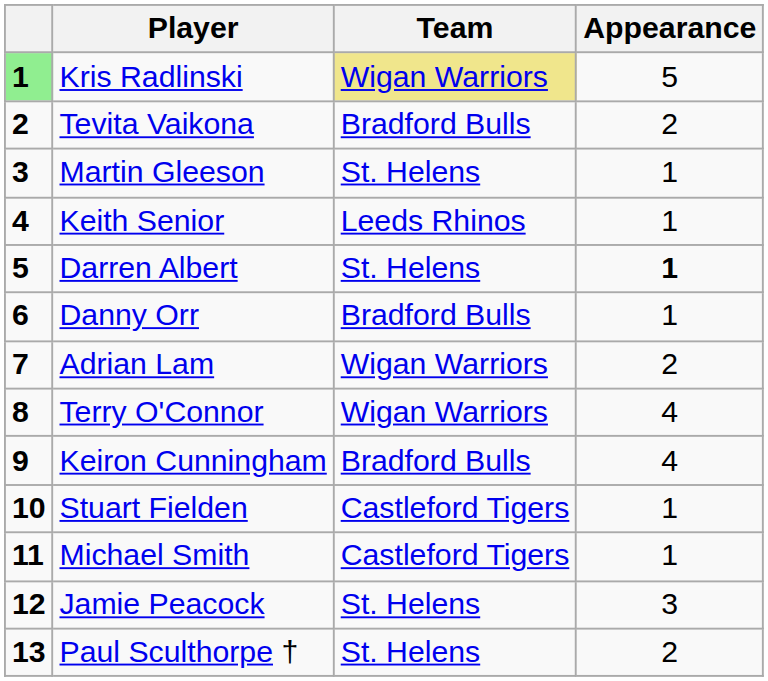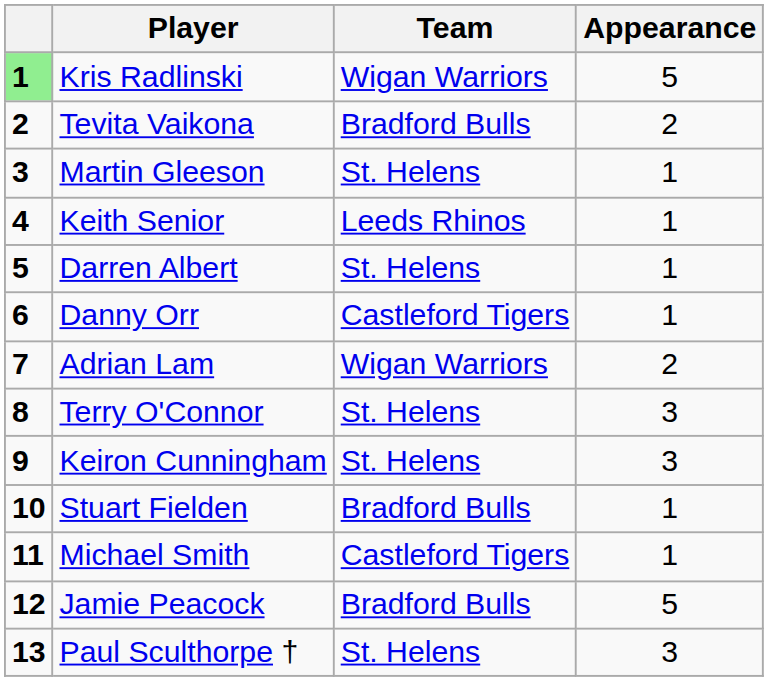(444, 76) khaki background -> (444, 76) no background
(670, 268) bold -> (670, 268) normal
(436, 316) Bradford Bulls -> (455, 316) Castleford Tigers
(444, 412) Wigan Warriors -> (410, 412) St. Helens
(670, 412) 4 -> (670, 412) 3
(436, 460) Bradford Bulls -> (410, 460) St. Helens
(670, 460) 4 -> (670, 460) 3
(455, 508) Castleford Tigers -> (436, 508) Bradford Bulls
(410, 603) St. Helens -> (436, 603) Bradford Bulls
(670, 603) 3 -> (670, 603) 5
(670, 651) 2 -> (670, 651) 3
